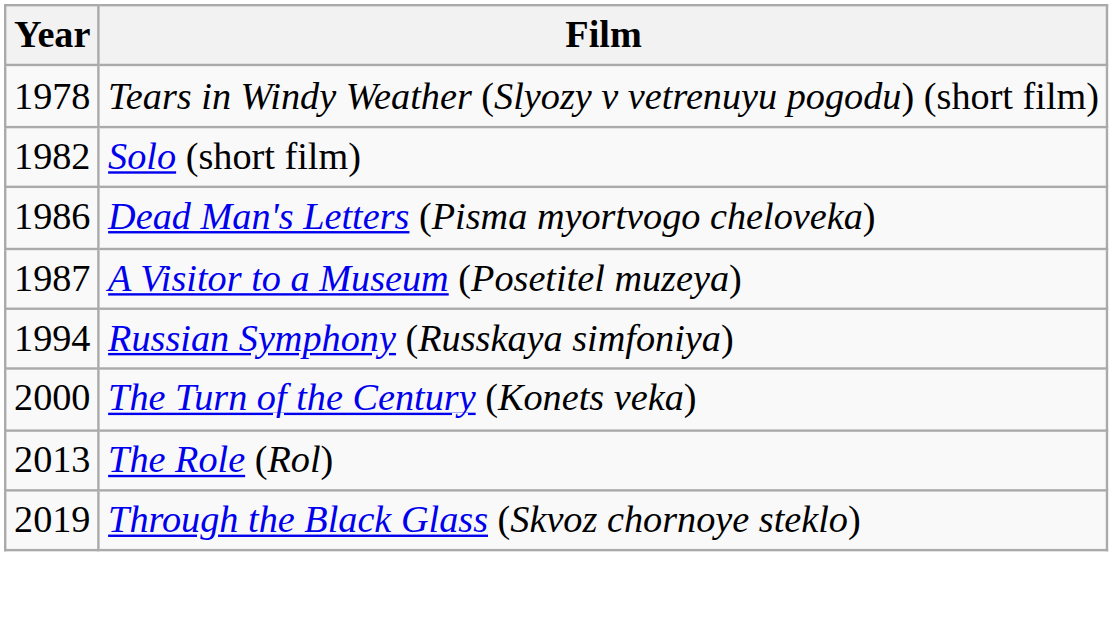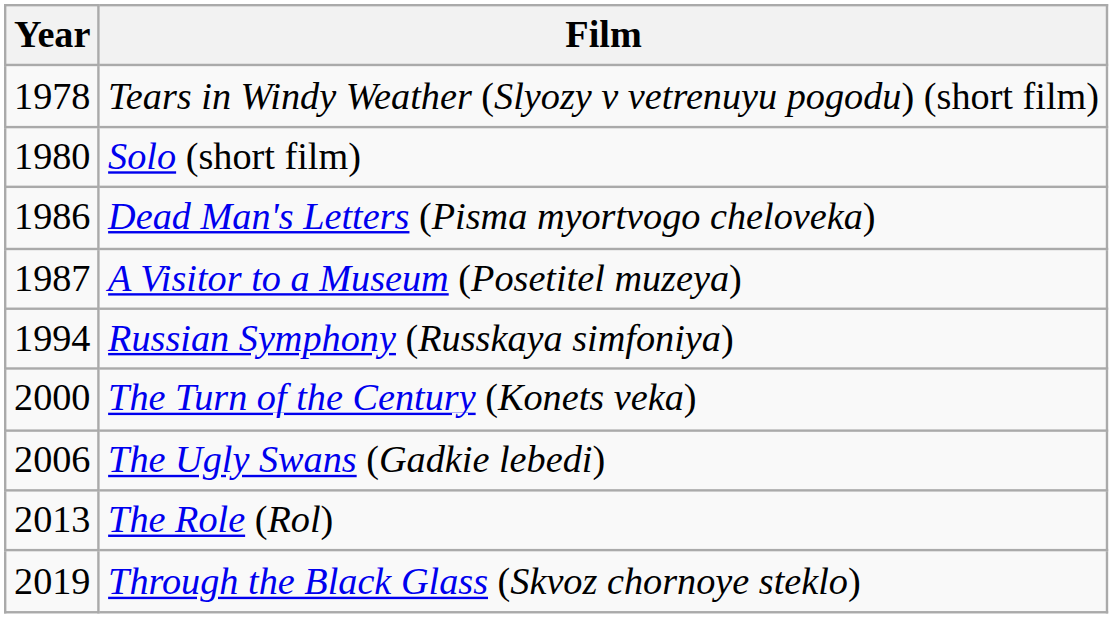(52, 156) 1982 -> (52, 156) 1980
+ row: (357, 459)
